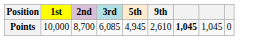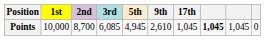+ column: (187, 11)
